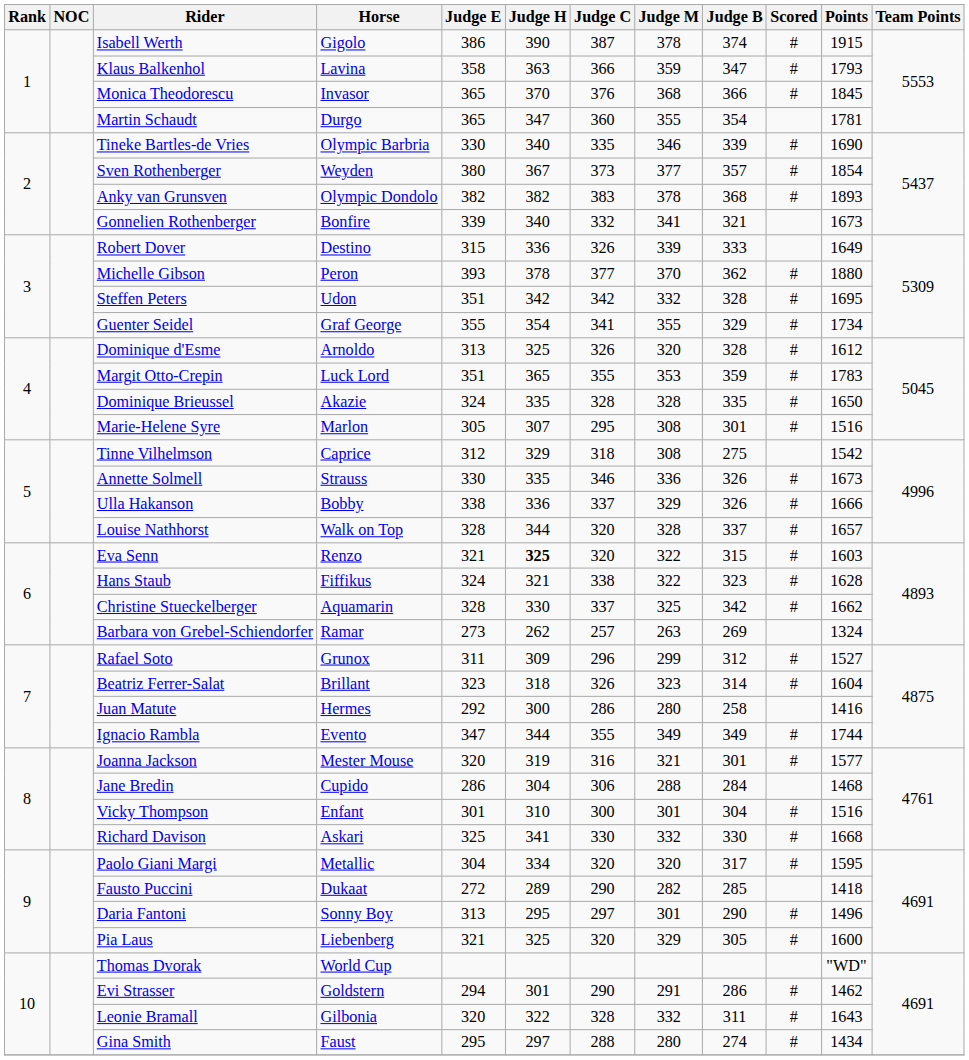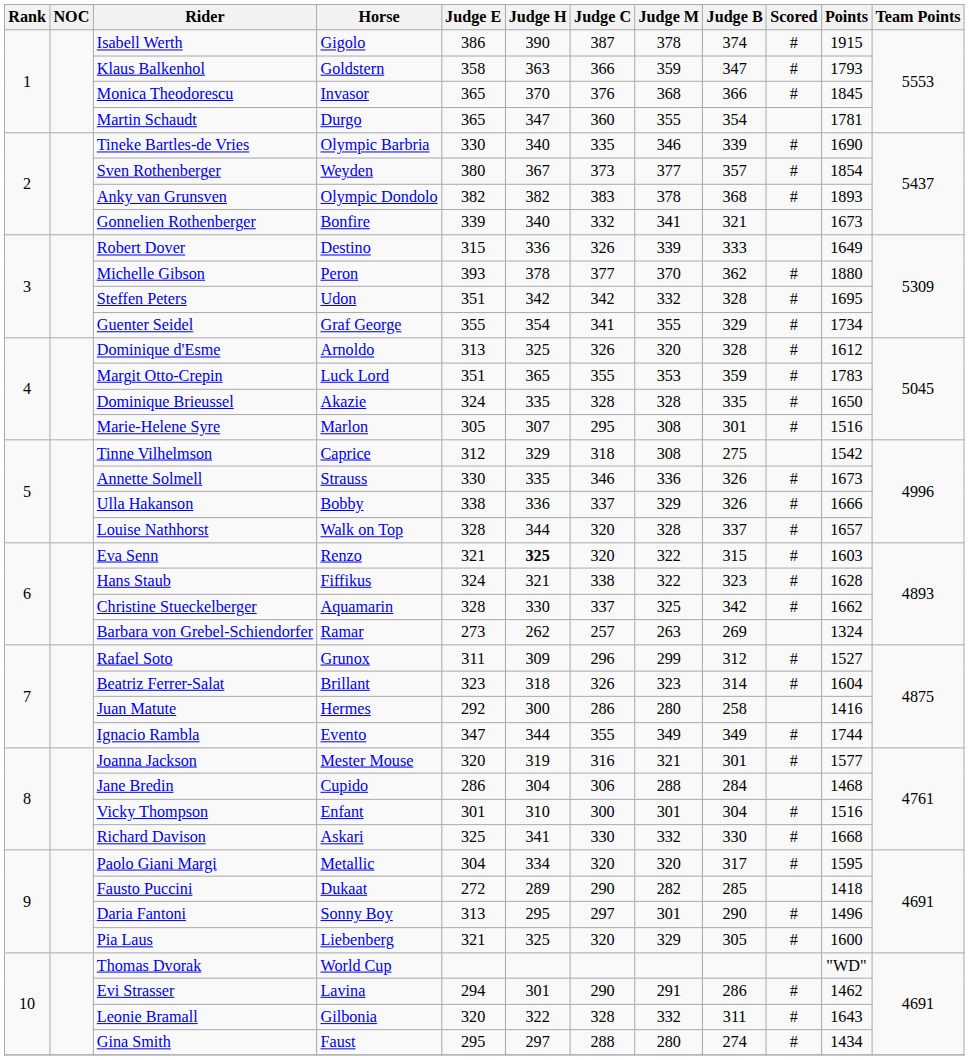(343, 68) Lavina -> (352, 68) Goldstern
(352, 991) Goldstern -> (343, 991) Lavina
